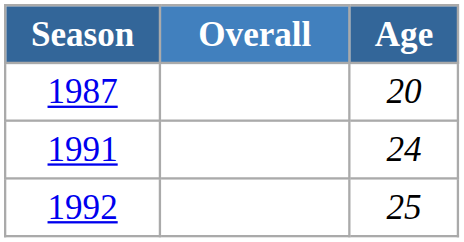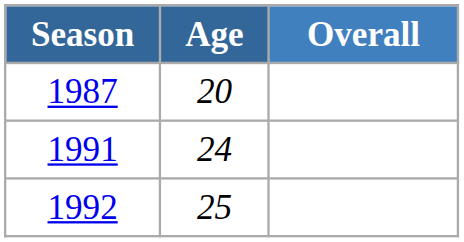columns swapped: (404, 33) <-> (255, 33)
